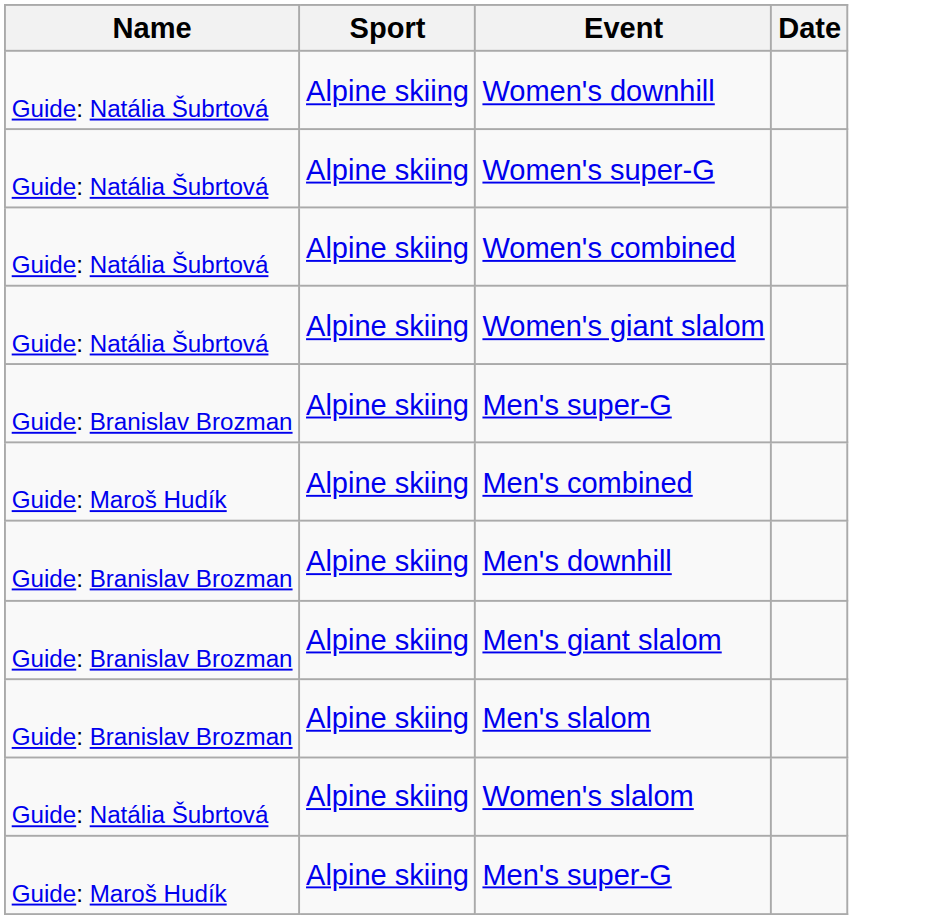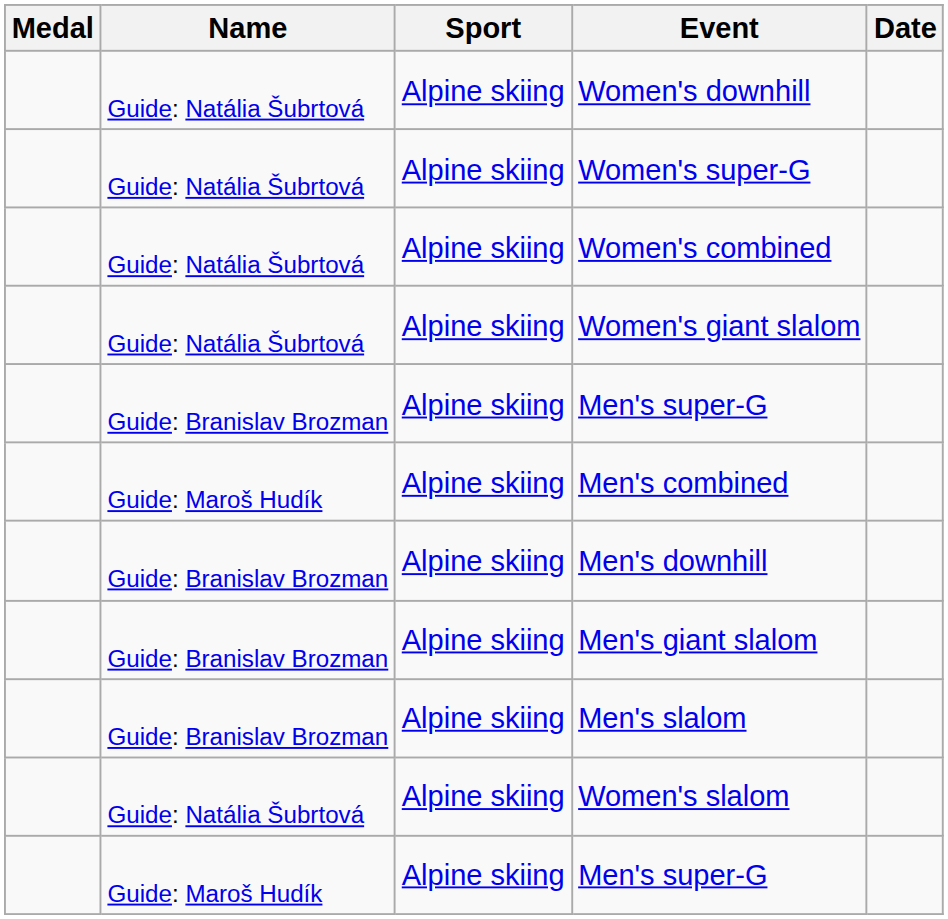+ column: (53, 28)
